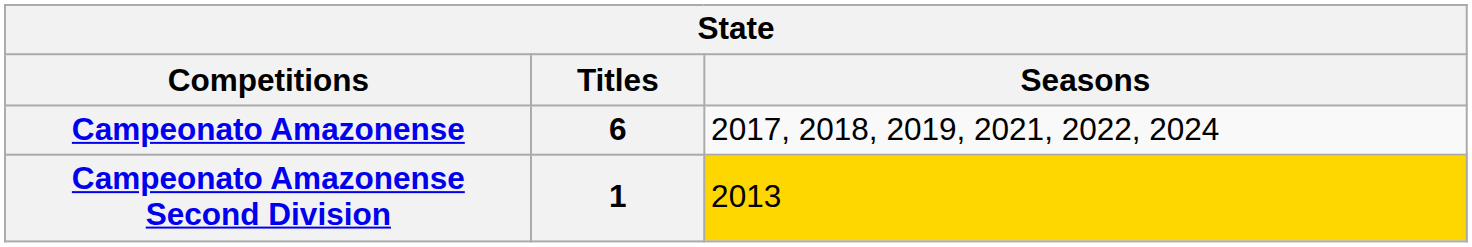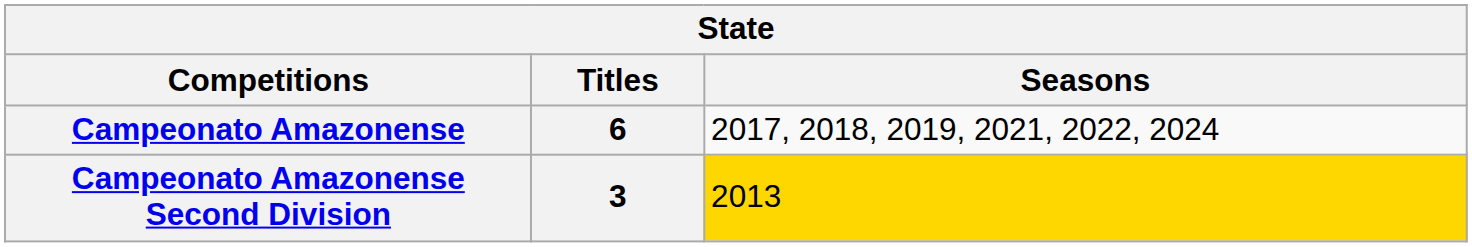(618, 197) 1 -> (618, 197) 3
